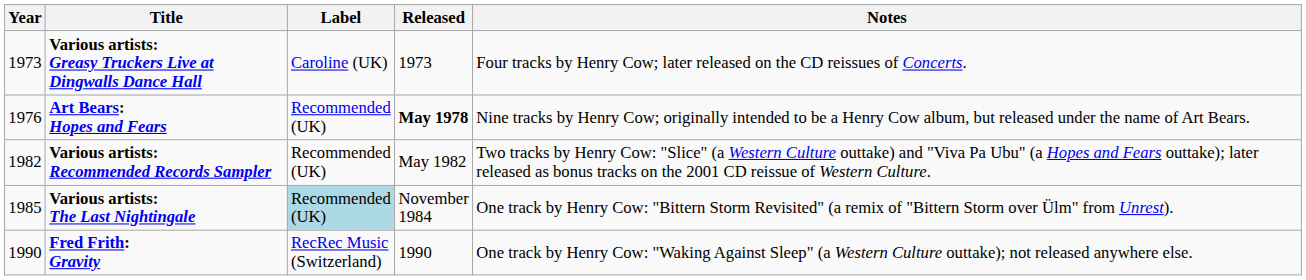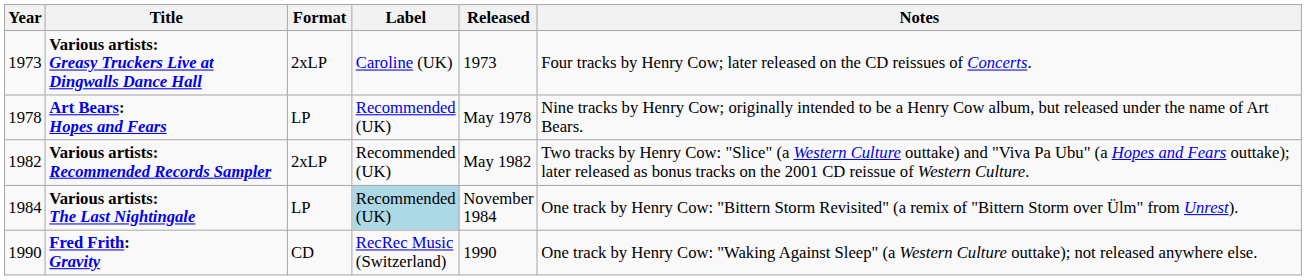+ column: (320, 17)
(25, 117) 1976 -> (25, 117) 1978
(433, 117) bold -> (497, 117) normal
(25, 207) 1985 -> (25, 207) 1984
